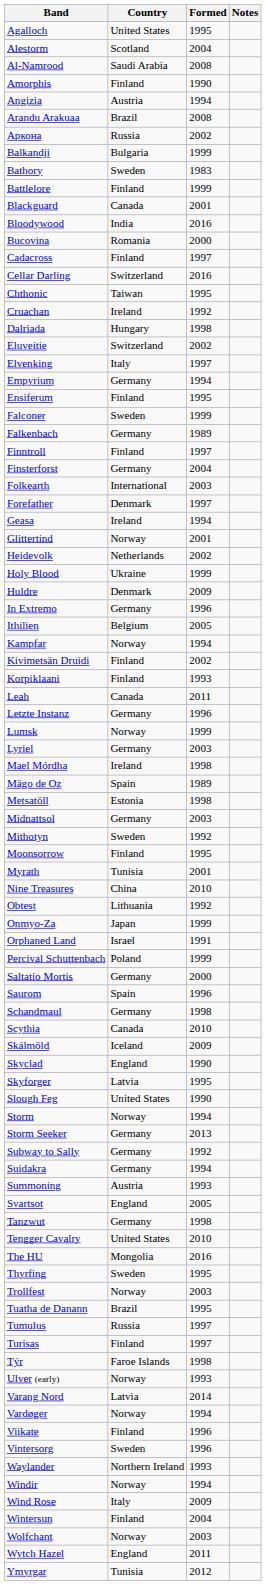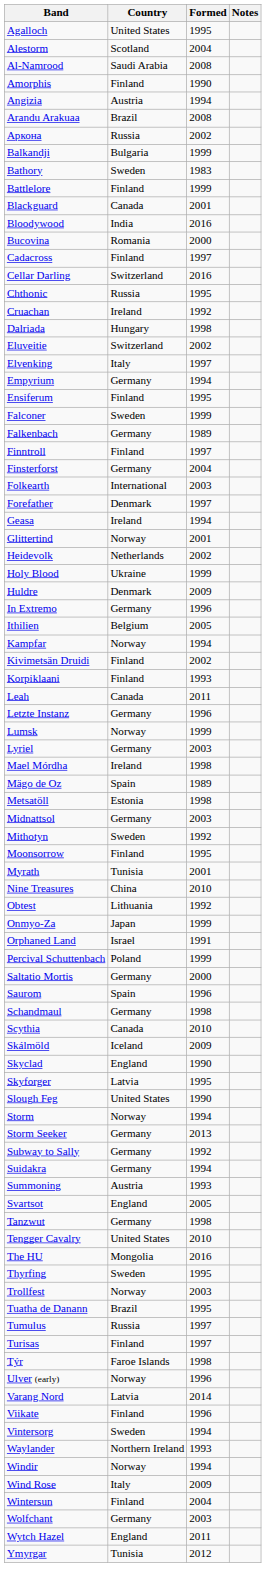(127, 293) Taiwan -> (125, 293) Russia
(200, 1378) 1993 -> (200, 1378) 1996
- row: (27, 1413)
(200, 1448) 1996 -> (200, 1431) 1994
(128, 1536) Norway -> (131, 1519) Germany
